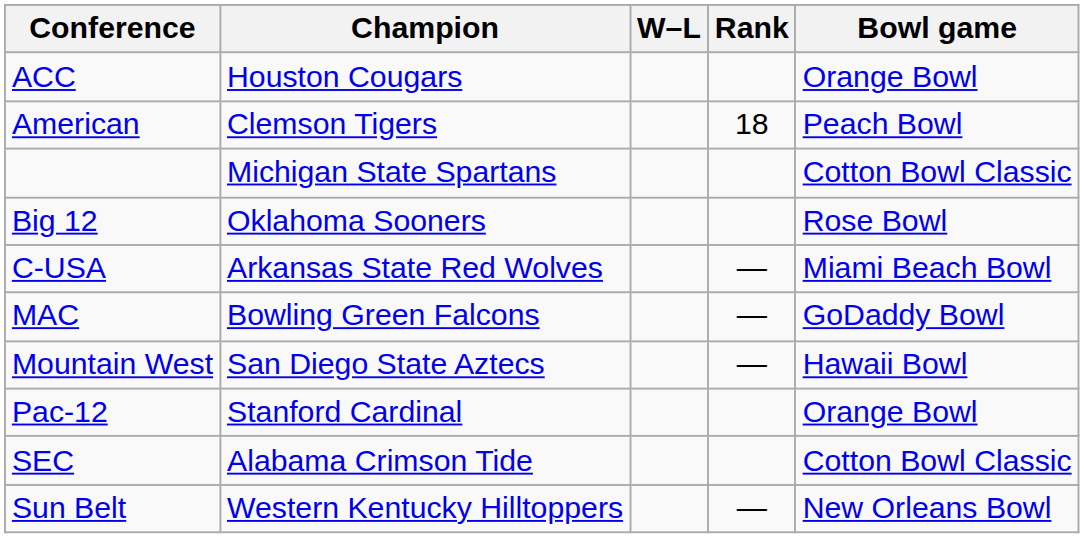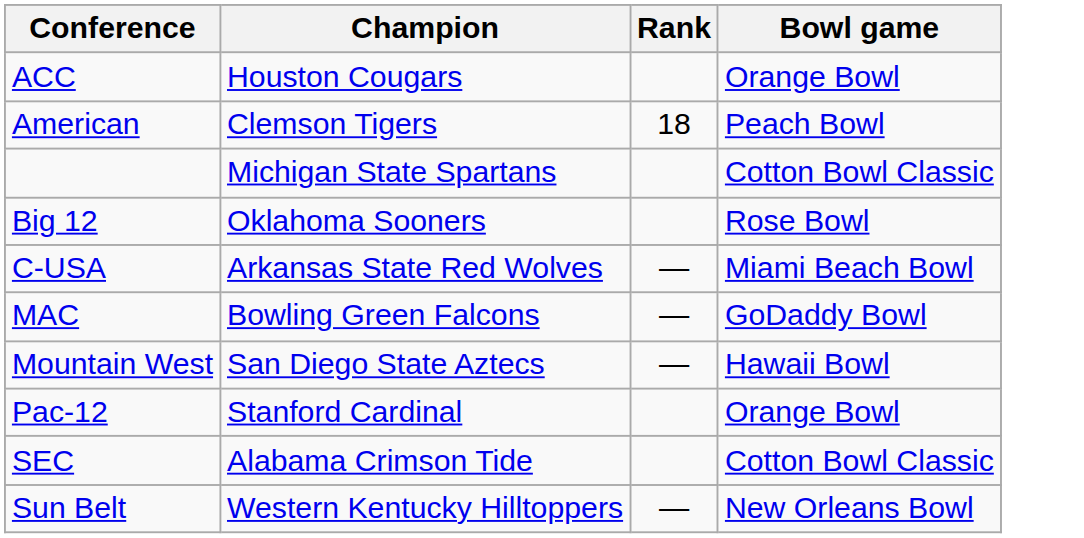- column: (669, 28)
